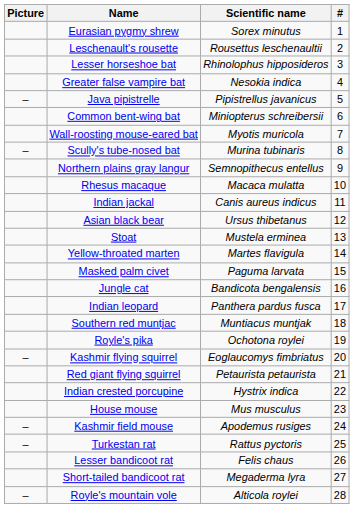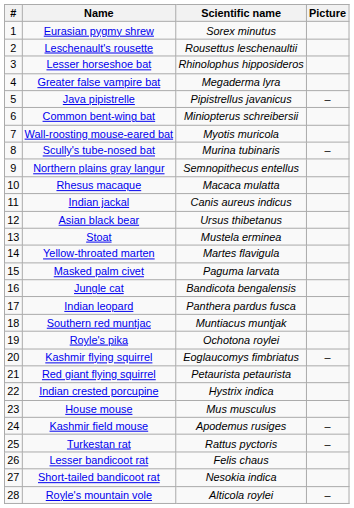columns swapped: (340, 13) <-> (26, 13)
(266, 82) Nesokia indica -> (241, 82) Megaderma lyra
(266, 478) Megaderma lyra -> (241, 478) Nesokia indica
